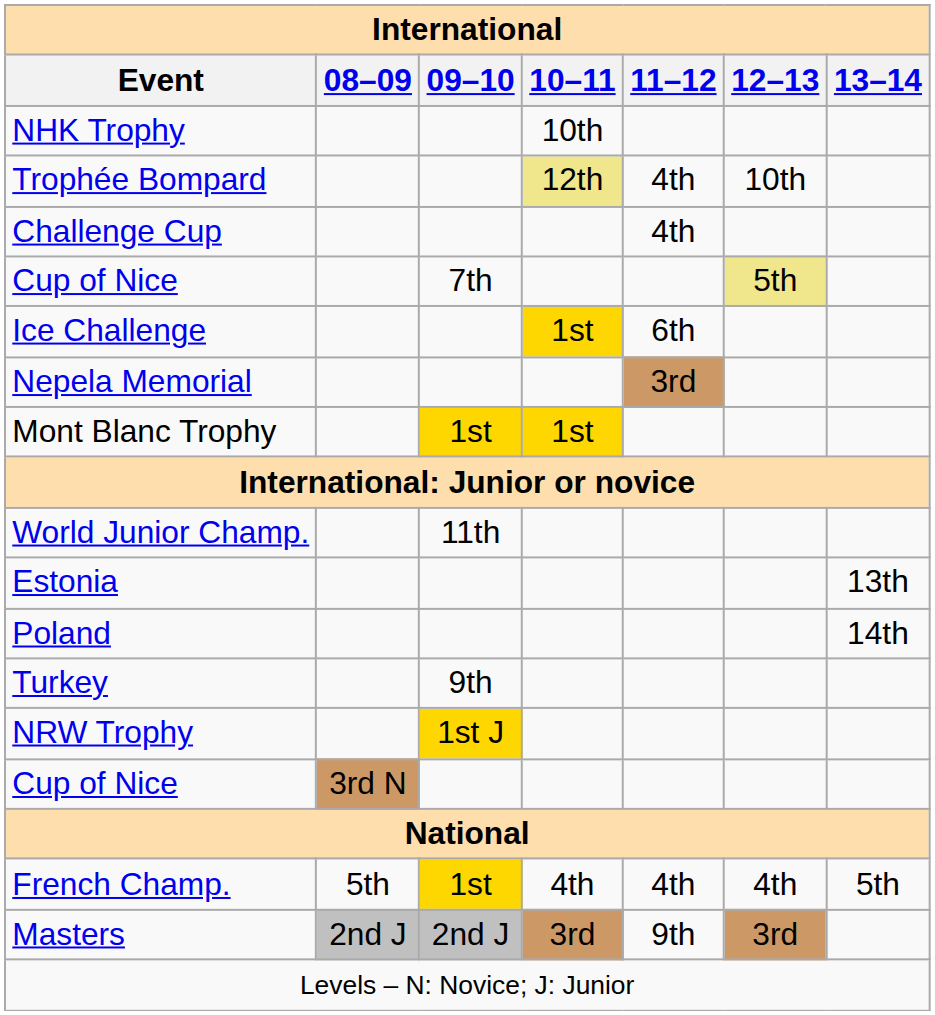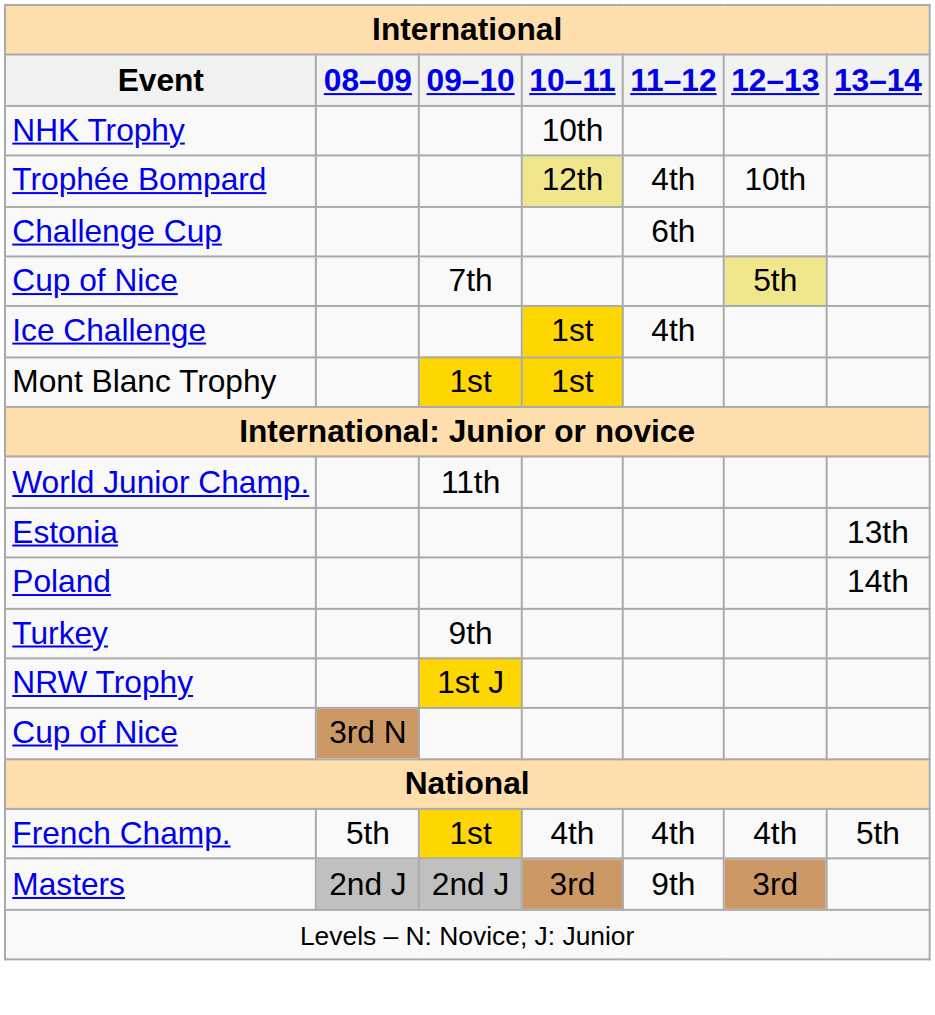(673, 230) 4th -> (673, 230) 6th
(673, 331) 6th -> (673, 331) 4th
- row: (132, 381)
